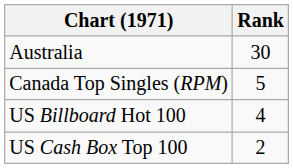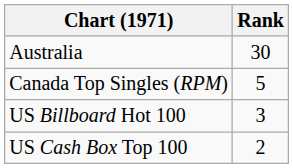(261, 115) 4 -> (261, 115) 3
